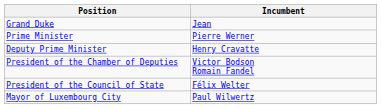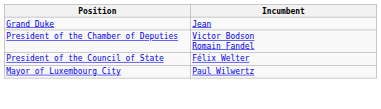- row: (40, 37)
- row: (56, 50)
